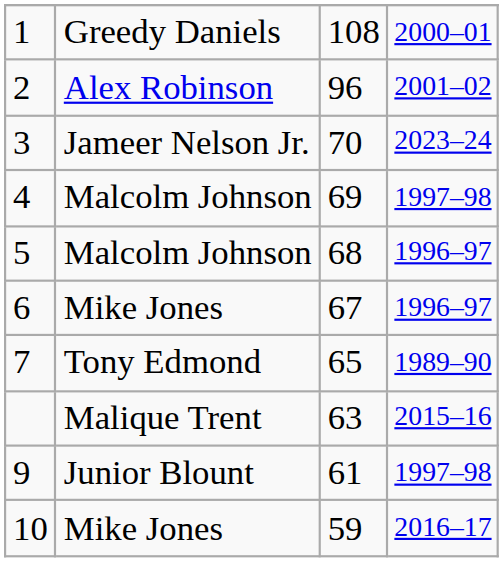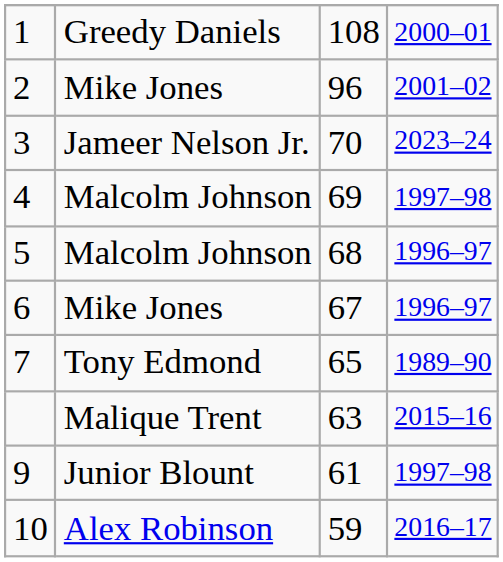(168, 87) Alex Robinson -> (143, 87) Mike Jones
(143, 527) Mike Jones -> (168, 527) Alex Robinson
